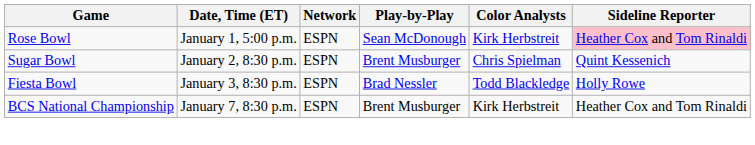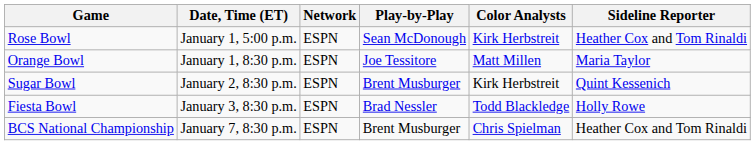(661, 38) pink background -> (661, 38) no background
+ row: (46, 60)
(517, 60) Chris Spielman -> (516, 83) Kirk Herbstreit
(516, 106) Kirk Herbstreit -> (517, 128) Chris Spielman
